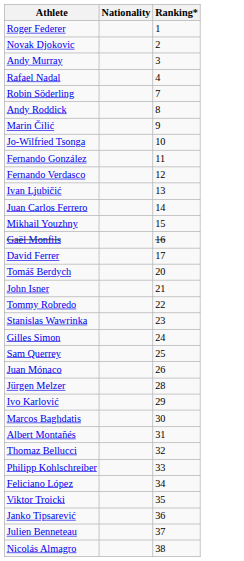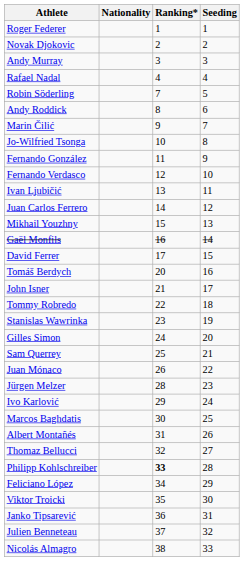+ column: (220, 12)
(160, 467) normal -> (160, 467) bold
